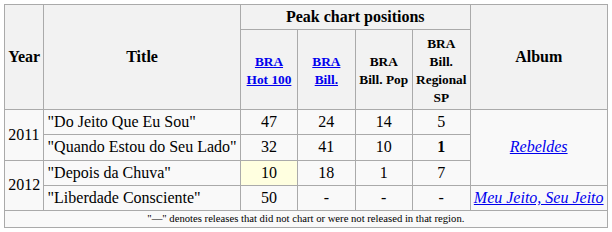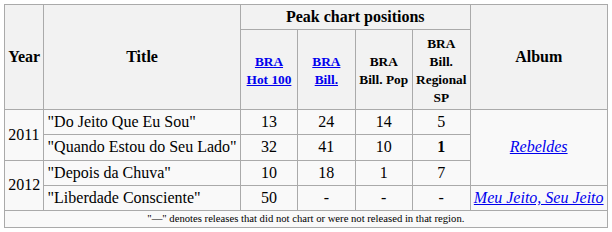(269, 121) 47 -> (269, 121) 13
(269, 172) lightyellow background -> (269, 172) no background
